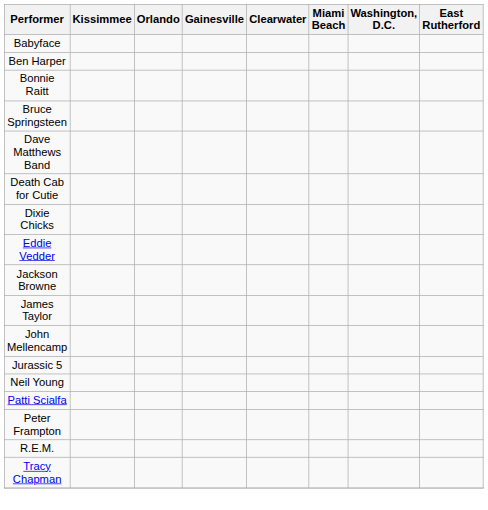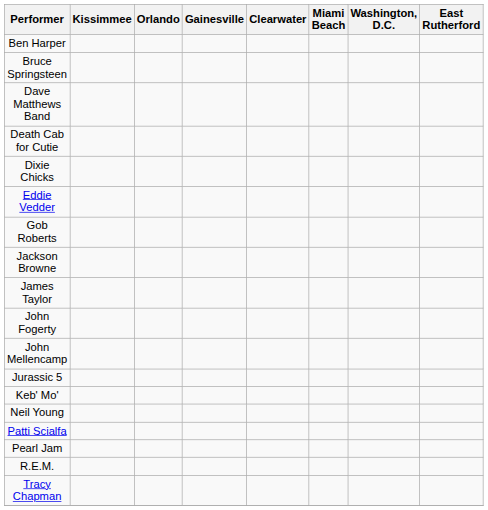- row: (37, 43)
- row: (37, 85)
+ row: (37, 232)
+ row: (37, 323)
+ row: (37, 395)
+ row: (37, 448)
- row: (37, 424)
